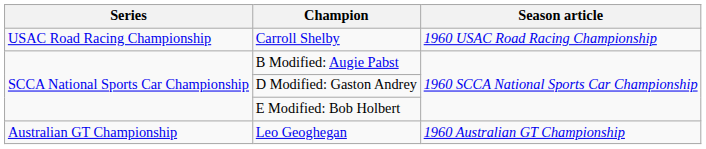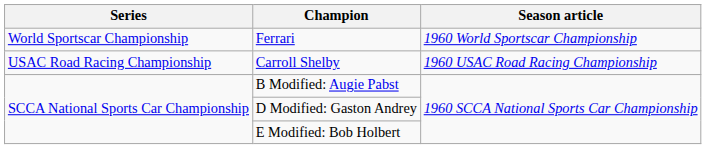+ row: (275, 39)
- row: (301, 132)
